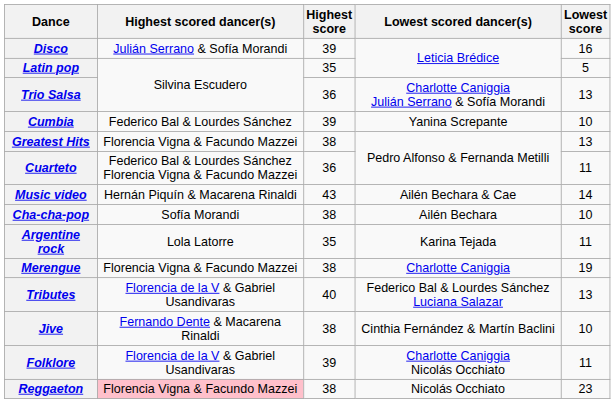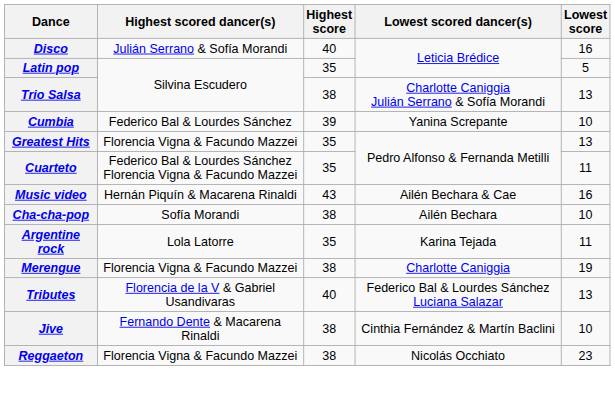(329, 48) 39 -> (329, 48) 40
(329, 95) 36 -> (329, 95) 38
(329, 142) 38 -> (329, 142) 35
(329, 168) 36 -> (329, 168) 35
(586, 195) 14 -> (586, 195) 16
- row: (51, 363)
(200, 389) pink background -> (200, 356) no background
